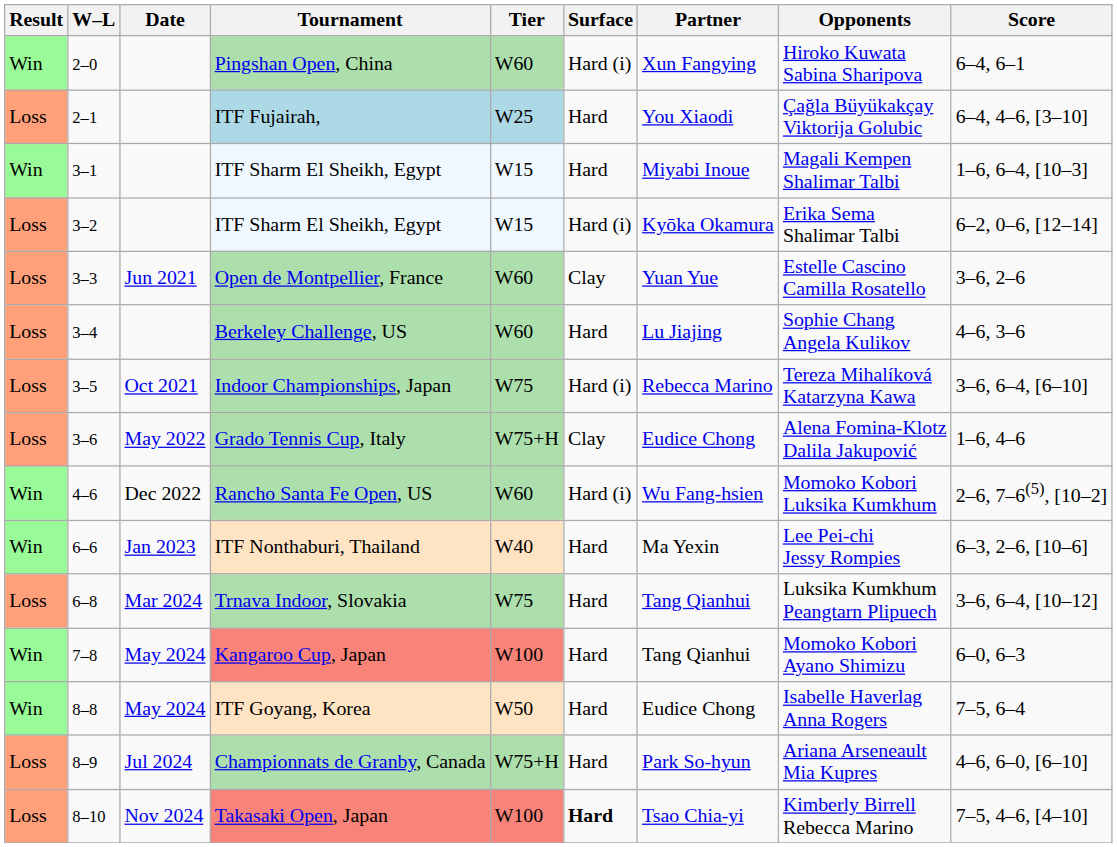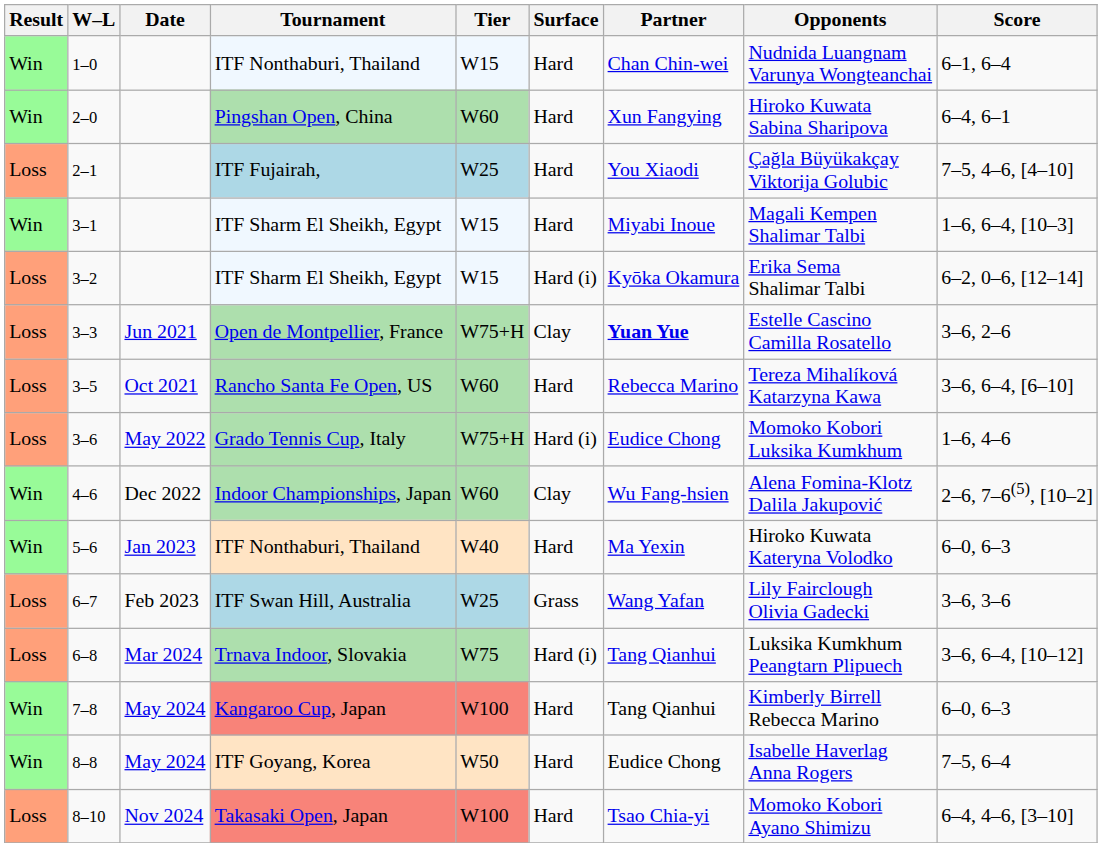+ row: (85, 64)
(600, 62) Hard (i) -> (553, 116) Hard
(1022, 116) 6–4, 4–6, [3–10] -> (1007, 170) 7–5, 4–6, [4–10]
(514, 277) W60 -> (492, 331) W75+H
(680, 277) normal -> (648, 331) bold
- row: (85, 333)
(333, 385) Indoor Championships, Japan -> (323, 385) Rancho Santa Fe Open, US
(514, 385) W75 -> (479, 385) W60
(600, 385) Hard (i) -> (553, 385) Hard
(587, 439) Clay -> (565, 439) Hard (i)
(865, 439) Alena Fomina-Klotz Dalila Jakupović -> (825, 439) Momoko Kobori Luksika Kumkhum
(323, 493) Rancho Santa Fe Open, US -> (333, 493) Indoor Championships, Japan
(600, 493) Hard (i) -> (552, 493) Clay
(860, 493) Momoko Kobori Luksika Kumkhum -> (830, 493) Alena Fomina-Klotz Dalila Jakupović
+ row: (85, 548)
- row: (85, 548)
+ row: (85, 601)
(588, 600) Hard -> (565, 654) Hard (i)
(850, 654) Momoko Kobori Ayano Shimizu -> (815, 708) Kimberly Birrell Rebecca Marino
- row: (85, 763)
(591, 815) bold -> (553, 815) normal
(849, 815) Kimberly Birrell Rebecca Marino -> (815, 815) Momoko Kobori Ayano Shimizu
(1022, 815) 7–5, 4–6, [4–10] -> (1007, 815) 6–4, 4–6, [3–10]
